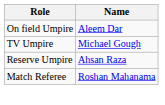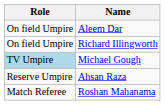+ row: (118, 44)
(30, 44) no background -> (30, 60) lightblue background
